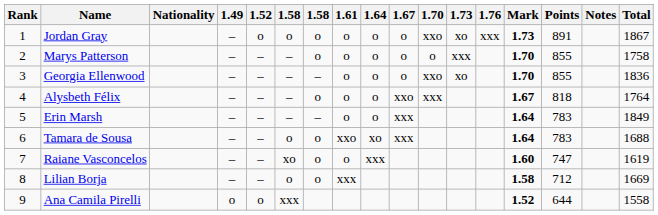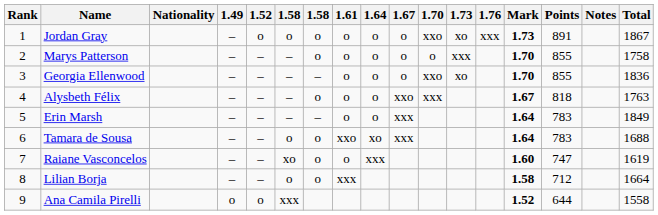(636, 96) 1764 -> (636, 96) 1763
(636, 179) 1669 -> (636, 179) 1664
